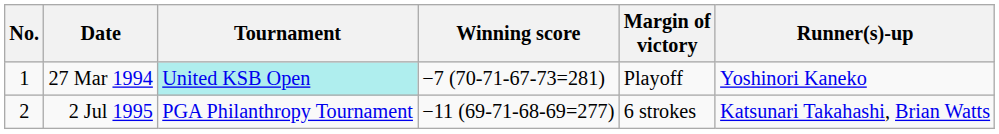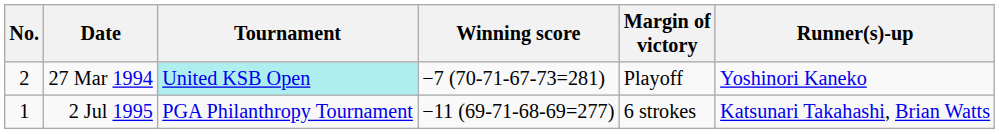(24, 78) 1 -> (24, 78) 2
(24, 111) 2 -> (24, 111) 1
